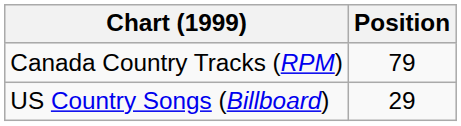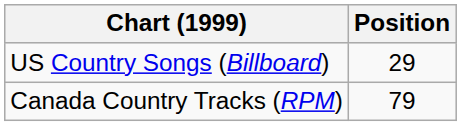rows swapped: (177, 62) <-> (170, 100)
